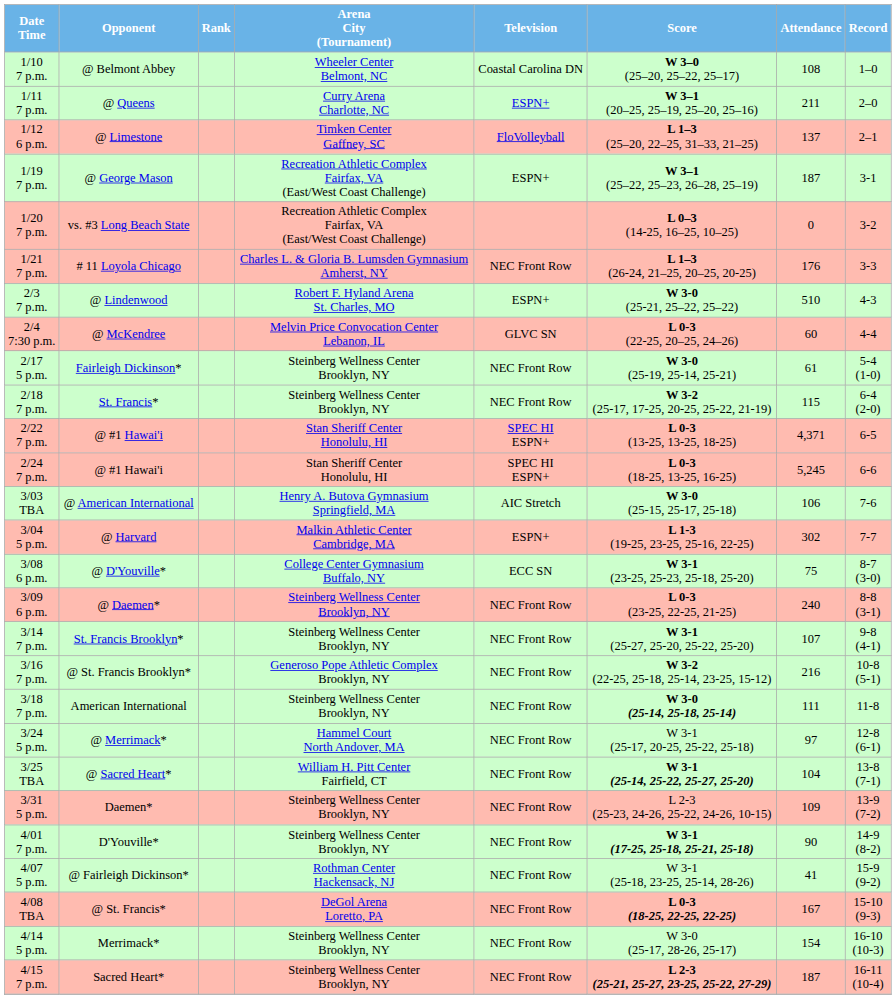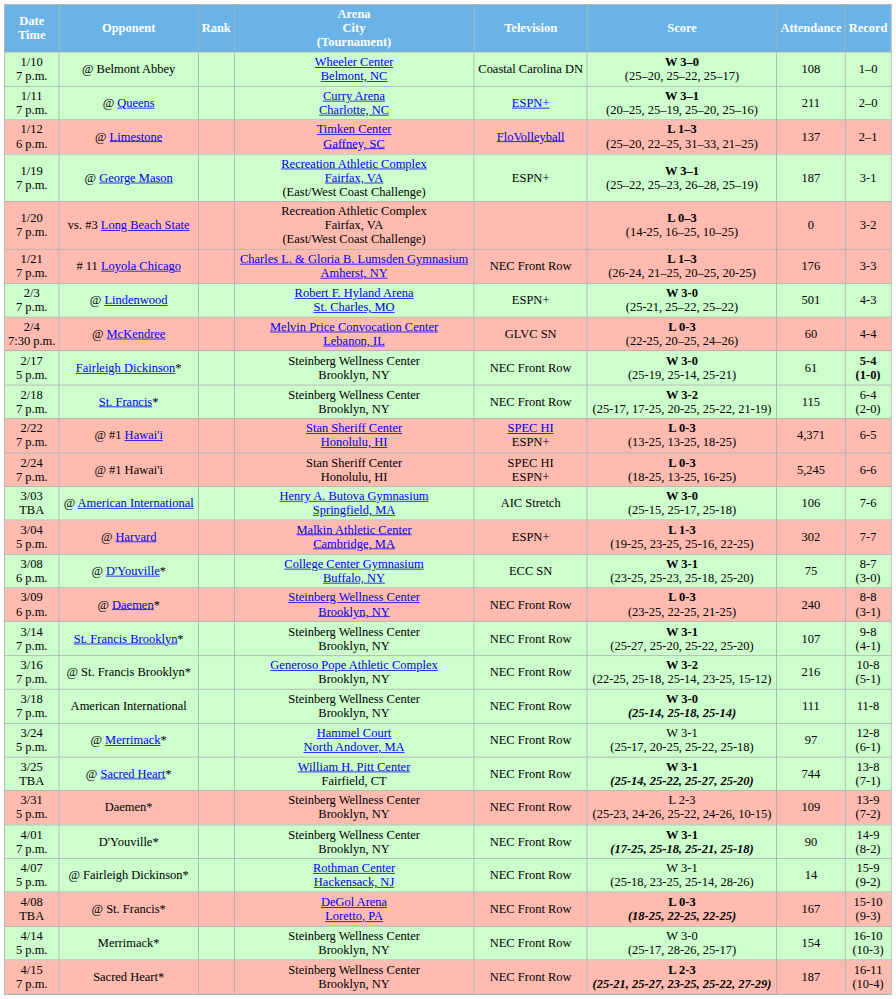(811, 300) 510 -> (811, 300) 501
(868, 368) normal -> (868, 368) bold
(811, 774) 104 -> (811, 774) 744
(811, 875) 41 -> (811, 875) 14
